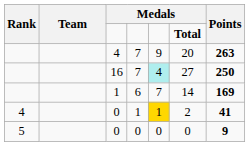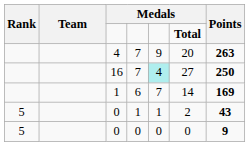(22, 111) 4 -> (22, 111) 5
(159, 111) gold background -> (159, 111) no background
(225, 111) 41 -> (225, 111) 43
